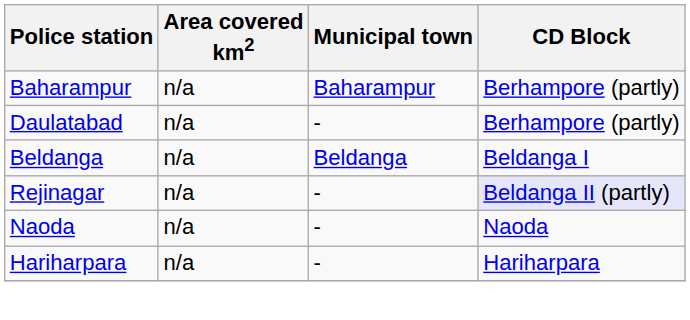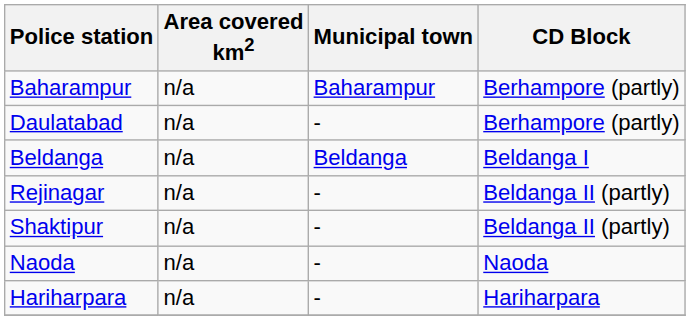(577, 192) lavender background -> (577, 192) no background
+ row: (56, 227)
